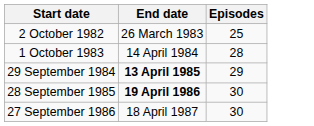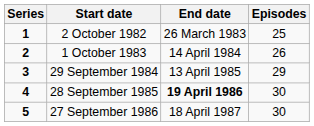+ column: (26, 14)
(236, 53) 28 -> (279, 53) 26
(162, 72) bold -> (205, 72) normal
